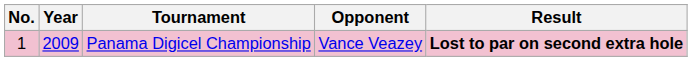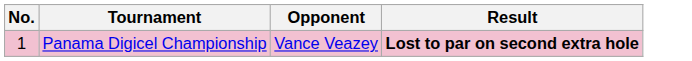- column: (61, 18)
